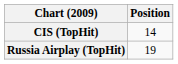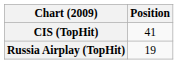(150, 31) 14 -> (150, 31) 41
